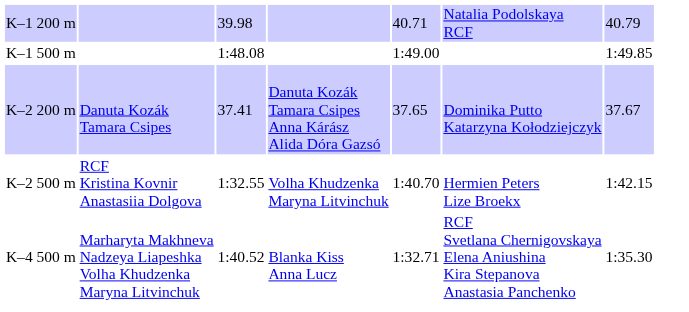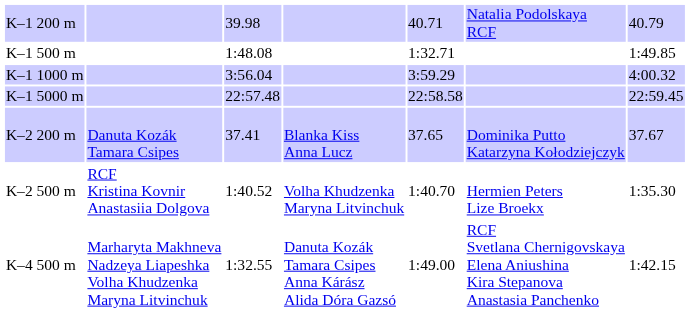(416, 53) 1:49.00 -> (432, 53) 1:32.71
+ row: (45, 74)
+ row: (45, 96)
(324, 118) Danuta Kozák Tamara Csipes Anna Kárász Alida Dóra Gazsó -> (322, 143) Blanka Kiss Anna Lucz
(241, 183) 1:32.55 -> (249, 191) 1:40.52
(629, 183) 1:42.15 -> (652, 191) 1:35.30
(241, 257) 1:40.52 -> (249, 264) 1:32.55
(306, 265) Blanka Kiss Anna Lucz -> (340, 273) Danuta Kozák Tamara Csipes Anna Kárász Alida Dóra Gazsó
(416, 257) 1:32.71 -> (432, 264) 1:49.00
(629, 257) 1:35.30 -> (652, 264) 1:42.15
